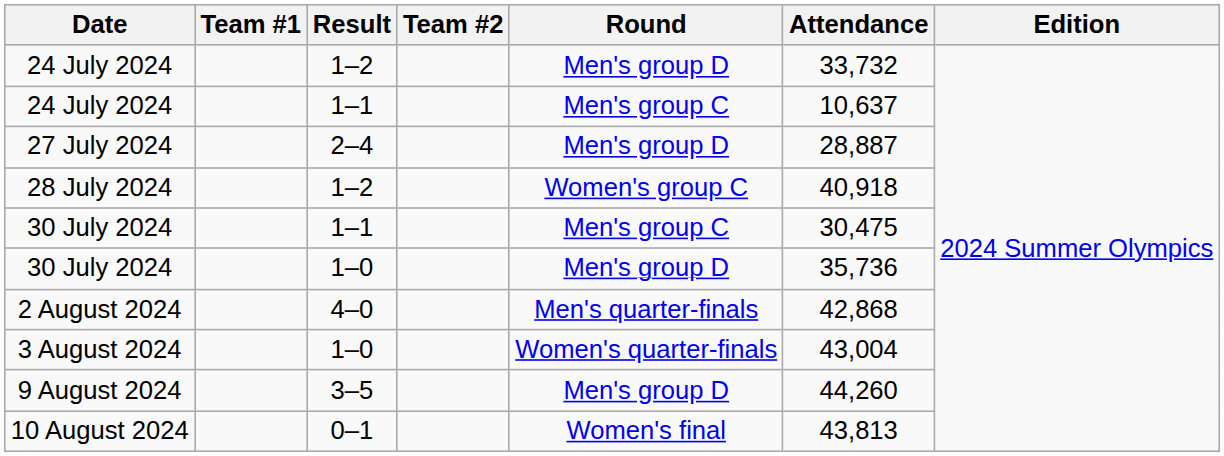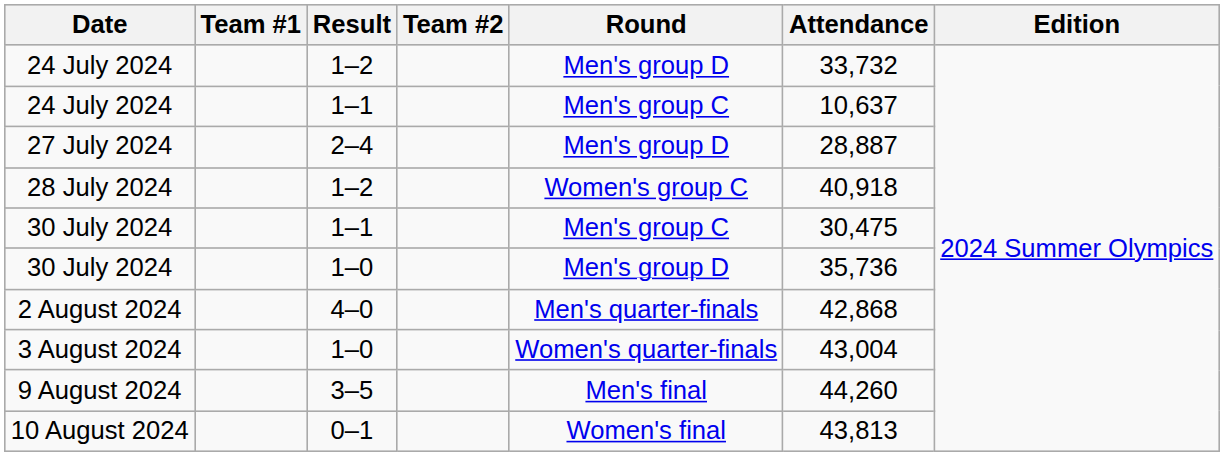(646, 390) Men's group D -> (646, 390) Men's final
